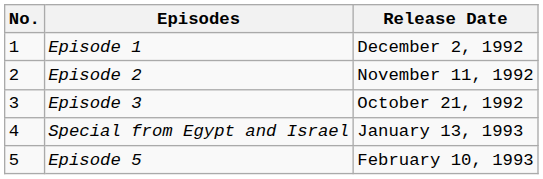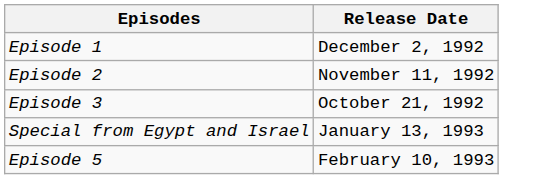- column: (24, 19)
